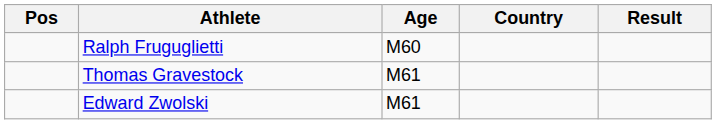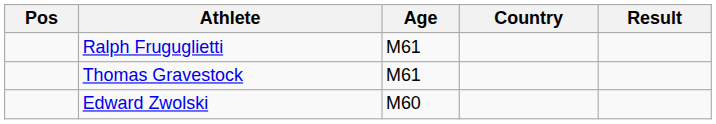(403, 47) M60 -> (403, 47) M61
(403, 103) M61 -> (403, 103) M60
